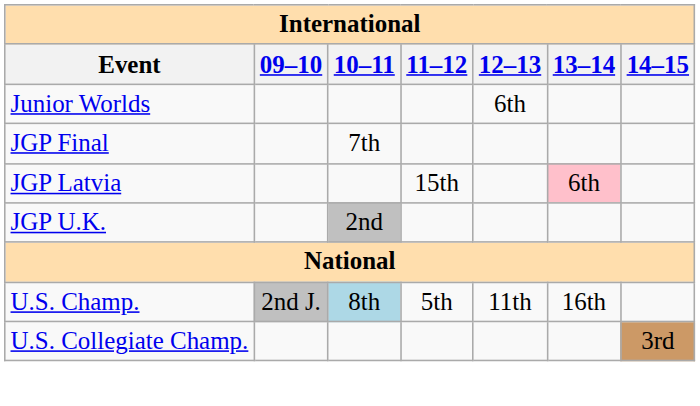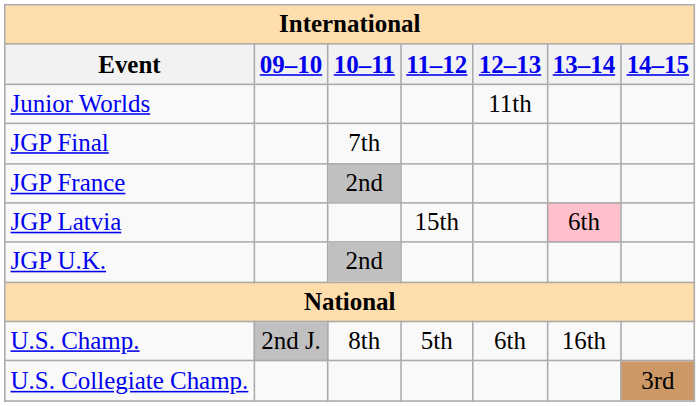(510, 103) 6th -> (510, 103) 11th
+ row: (68, 182)
(364, 301) lightblue background -> (364, 340) no background
(510, 301) 11th -> (510, 340) 6th
